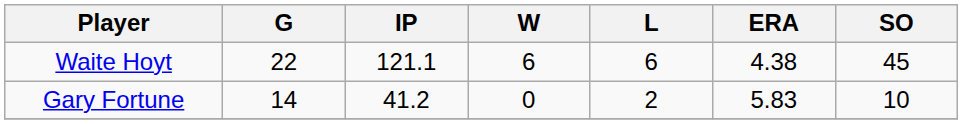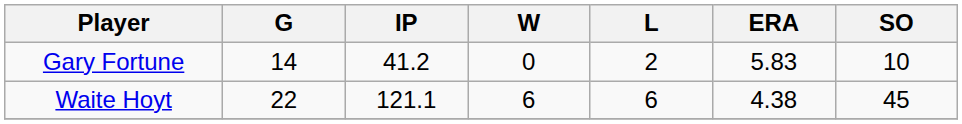rows swapped: (114, 61) <-> (114, 99)
